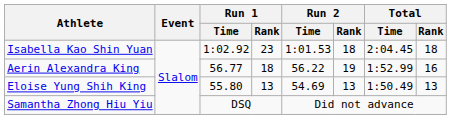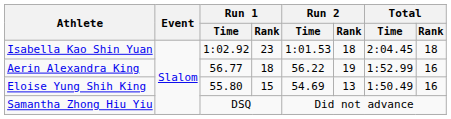(267, 86) 13 -> (267, 86) 15
(431, 86) 13 -> (431, 86) 16
